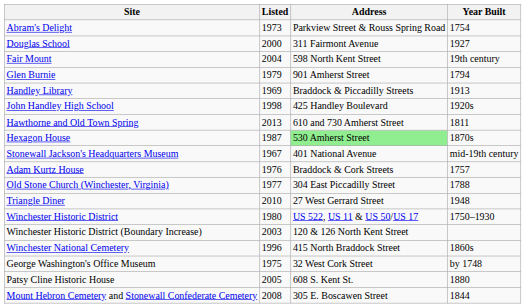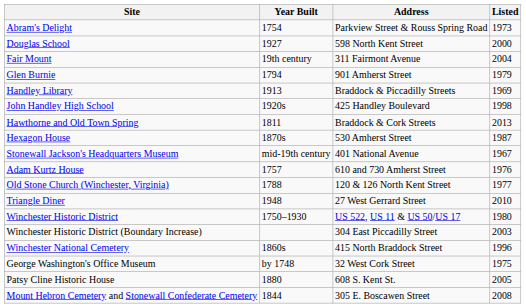columns swapped: (484, 12) <-> (275, 12)
(336, 43) 311 Fairmont Avenue -> (379, 43) 598 North Kent Street
(337, 59) 598 North Kent Street -> (378, 59) 311 Fairmont Avenue
(348, 122) 610 and 730 Amherst Street -> (385, 122) Braddock & Cork Streets
(331, 138) lightgreen background -> (373, 138) no background
(343, 169) Braddock & Cork Streets -> (390, 169) 610 and 730 Amherst Street
(344, 185) 304 East Piccadilly Street -> (393, 185) 120 & 126 North Kent Street
(351, 232) 120 & 126 North Kent Street -> (386, 232) 304 East Piccadilly Street
